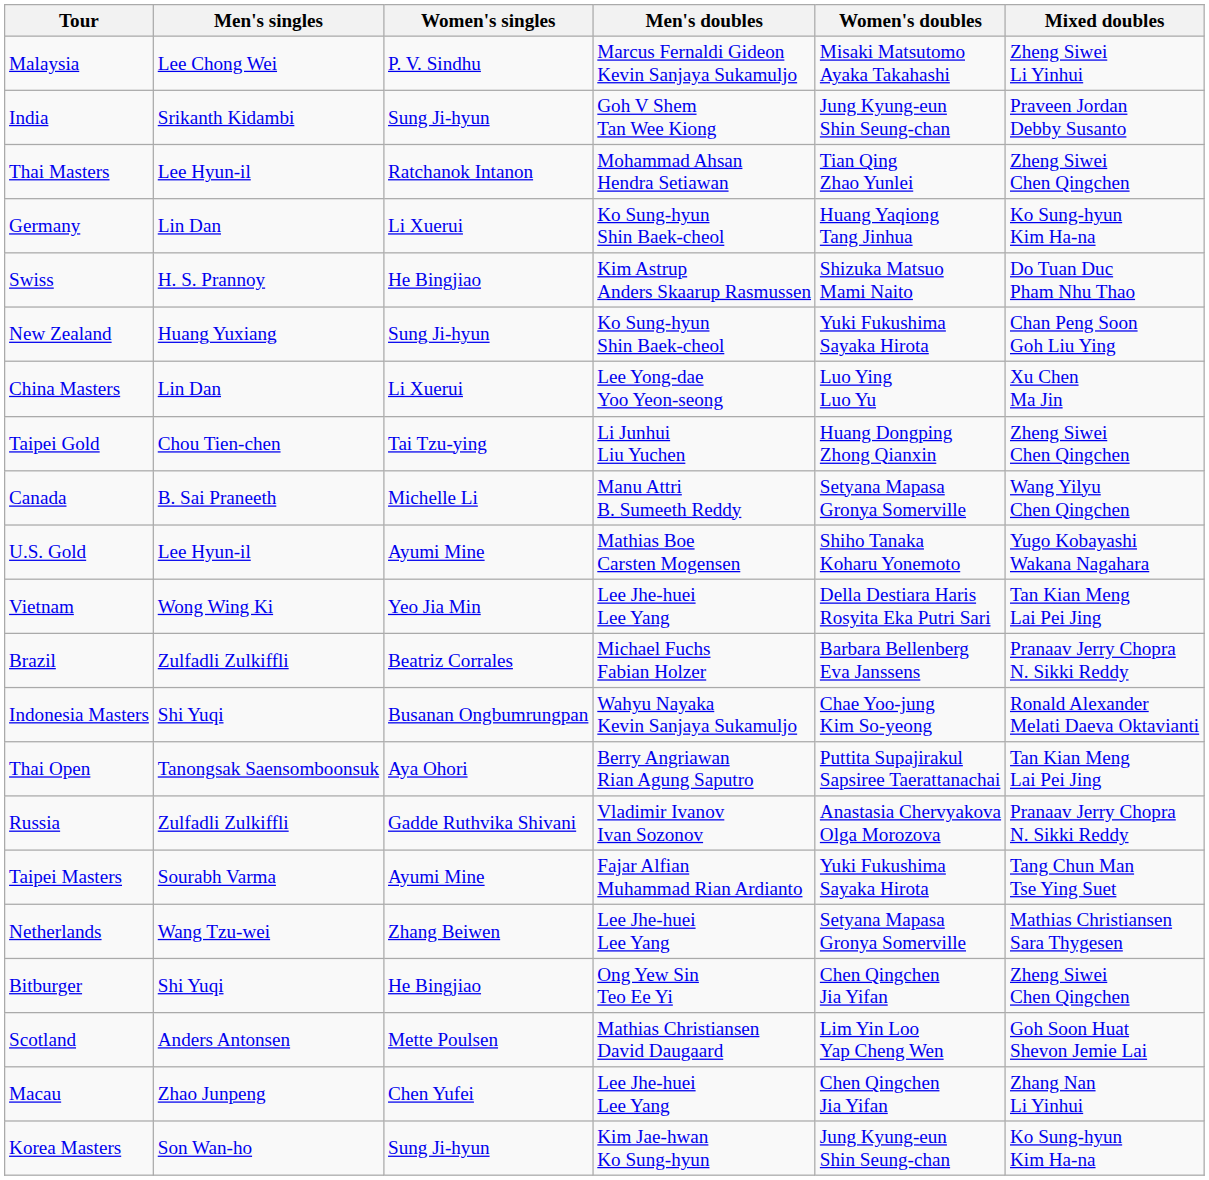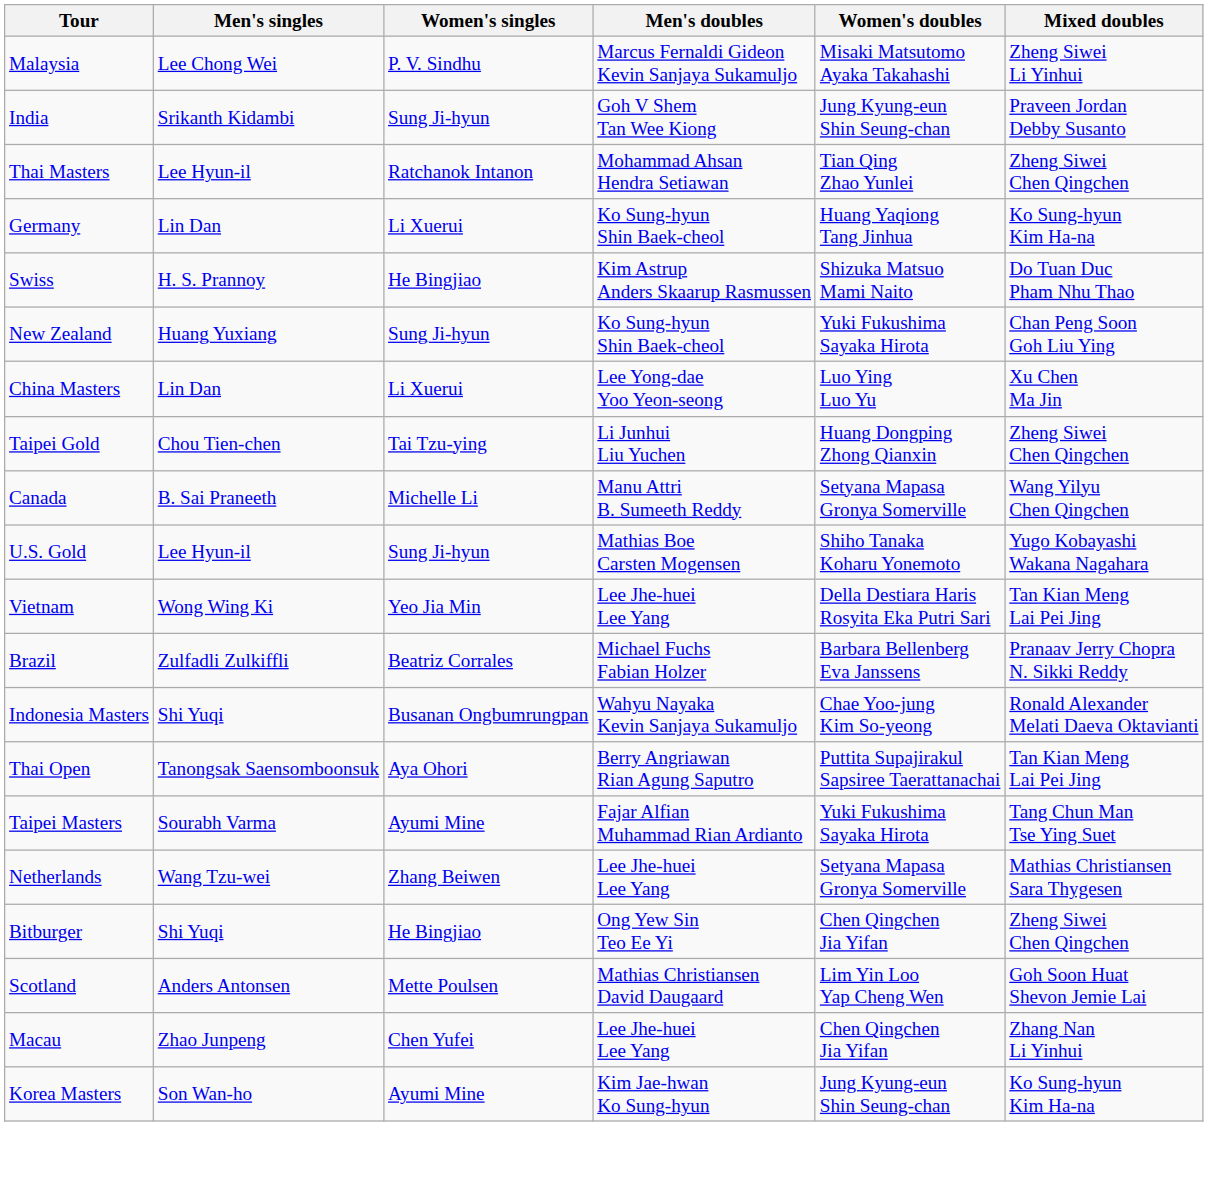(436, 551) Ayumi Mine -> (439, 551) Sung Ji-hyun
- row: (35, 823)
(439, 1148) Sung Ji-hyun -> (436, 1094) Ayumi Mine
